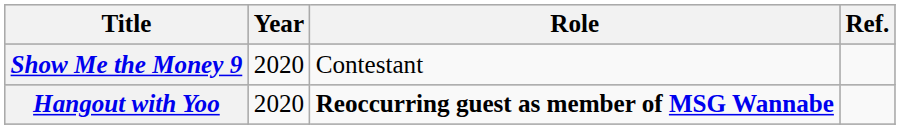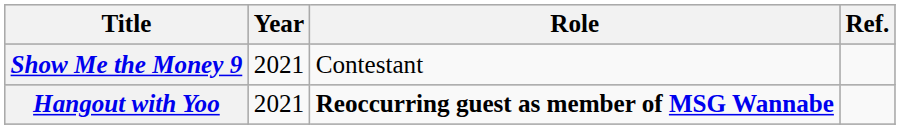(279, 64) 2020 -> (279, 64) 2021
(279, 104) 2020 -> (279, 104) 2021
